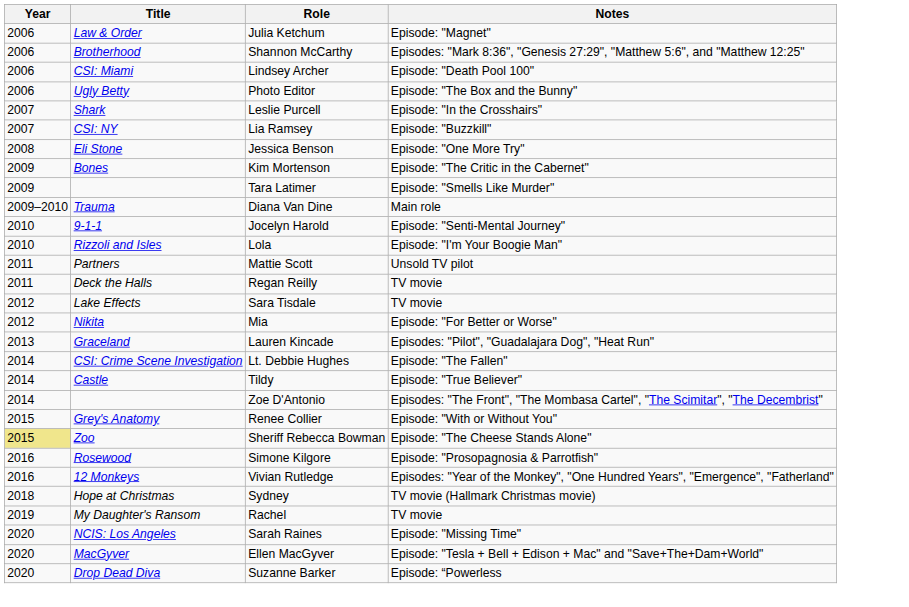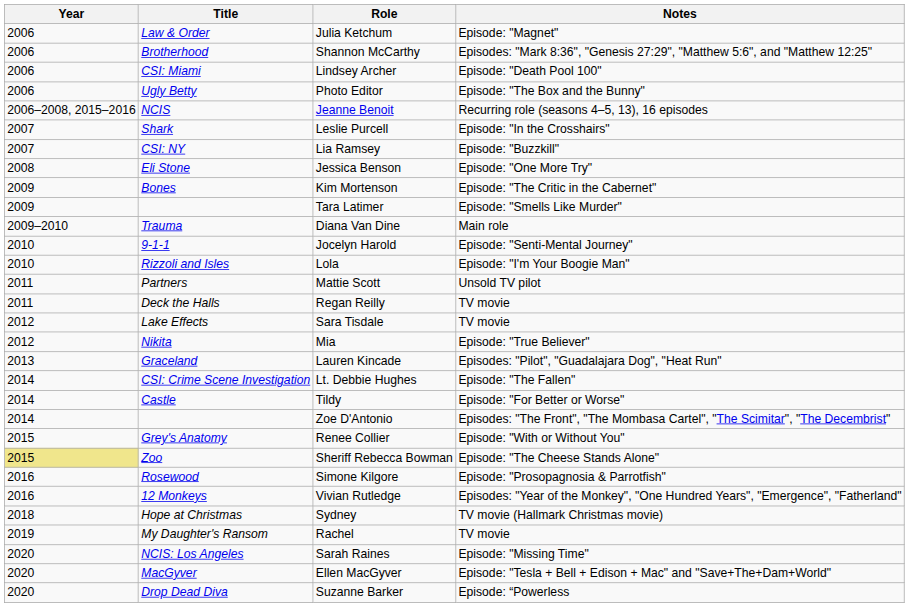+ row: (355, 110)
(474, 322) Episode: "For Better or Worse" -> (524, 341) Episode: "True Believer"
(456, 380) Episode: "True Believer" -> (541, 399) Episode: "For Better or Worse"
